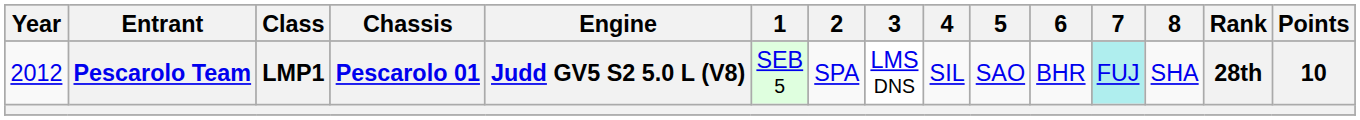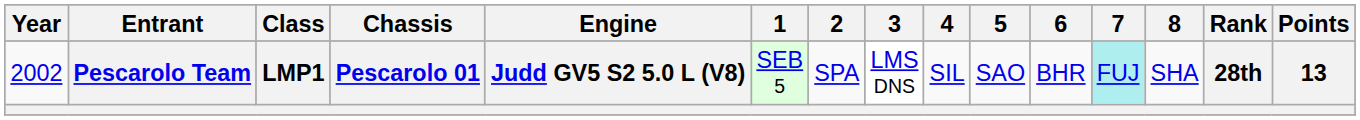(36, 73) 2012 -> (36, 73) 2002
(1314, 73) 10 -> (1314, 73) 13
